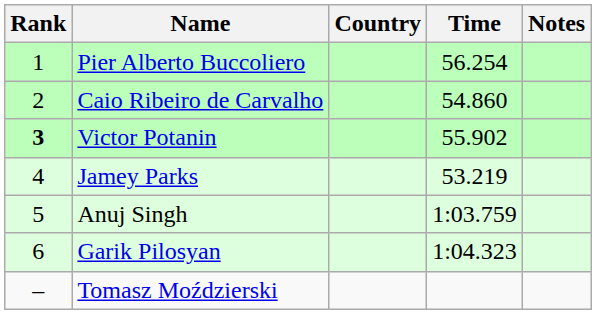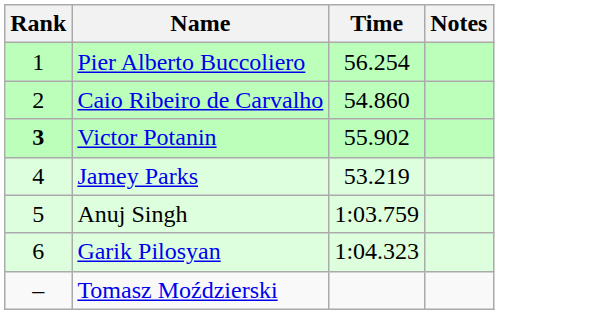- column: (378, 23)
